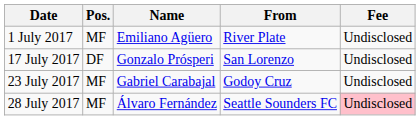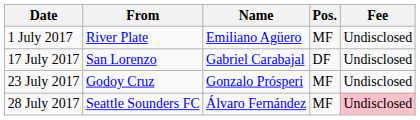columns swapped: (98, 15) <-> (280, 15)
(165, 59) Gonzalo Prósperi -> (255, 59) Gabriel Carabajal
(166, 81) Gabriel Carabajal -> (255, 81) Gonzalo Prósperi
